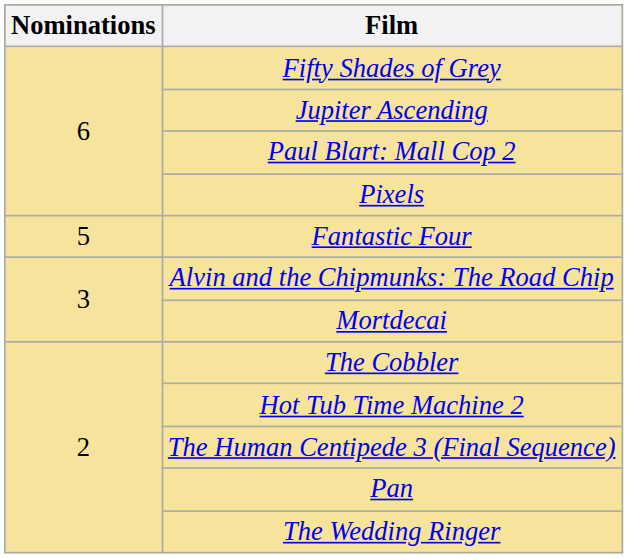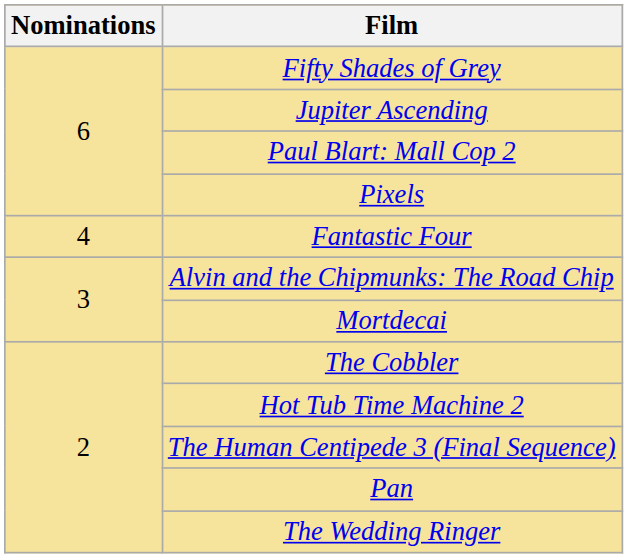(83, 236) 5 -> (83, 236) 4
